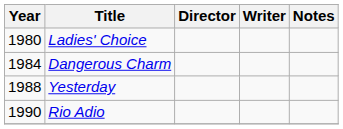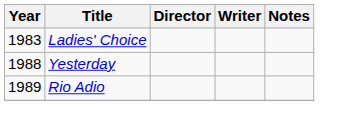(25, 40) 1980 -> (25, 40) 1983
- row: (110, 64)
(25, 111) 1990 -> (25, 87) 1989
